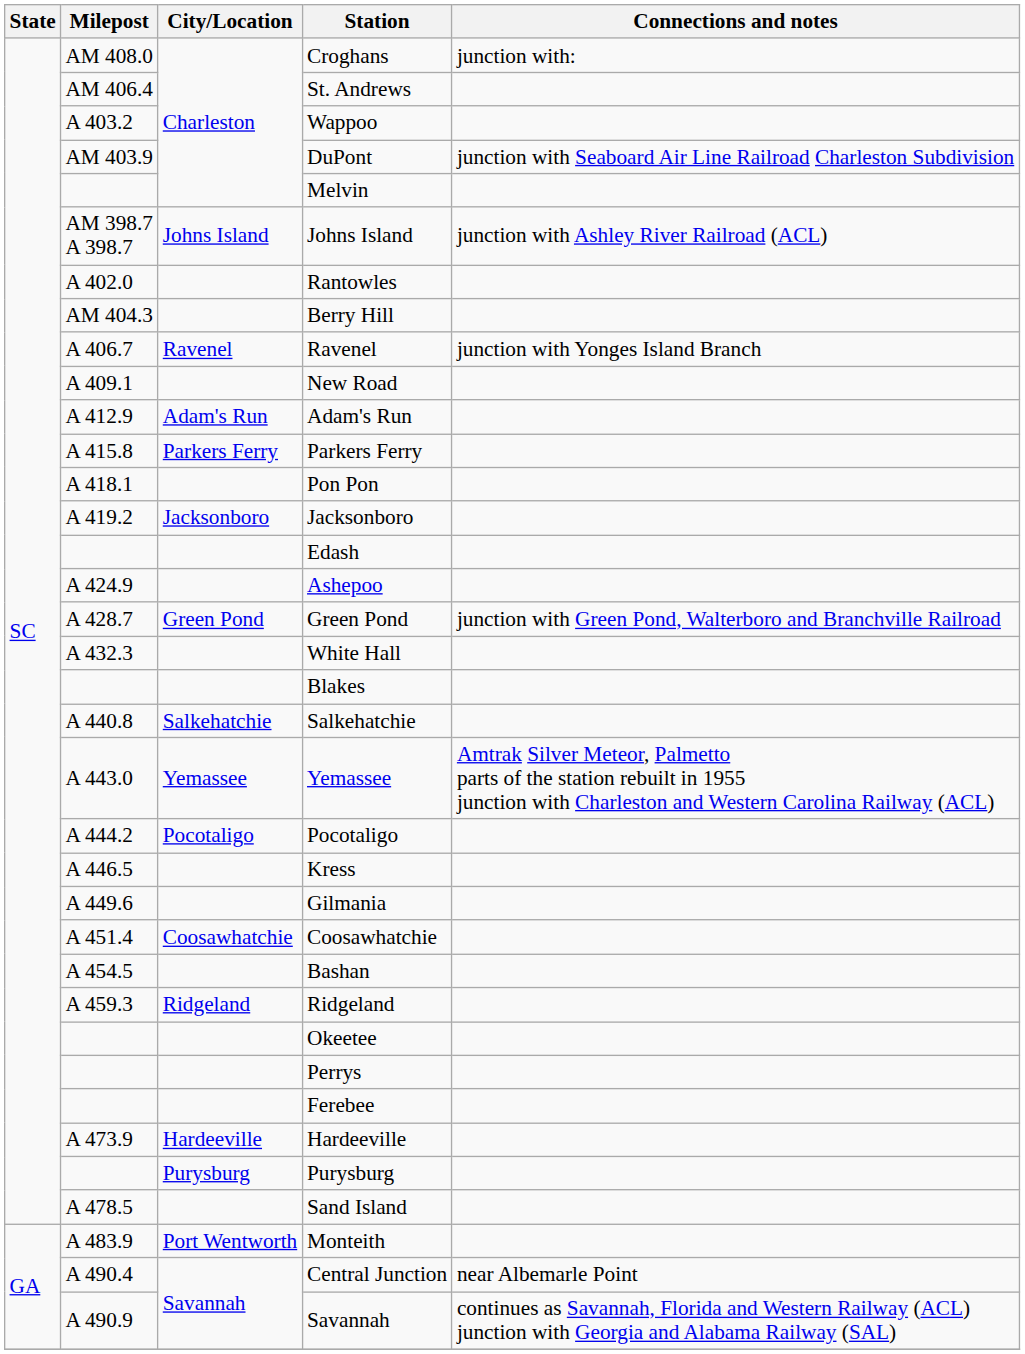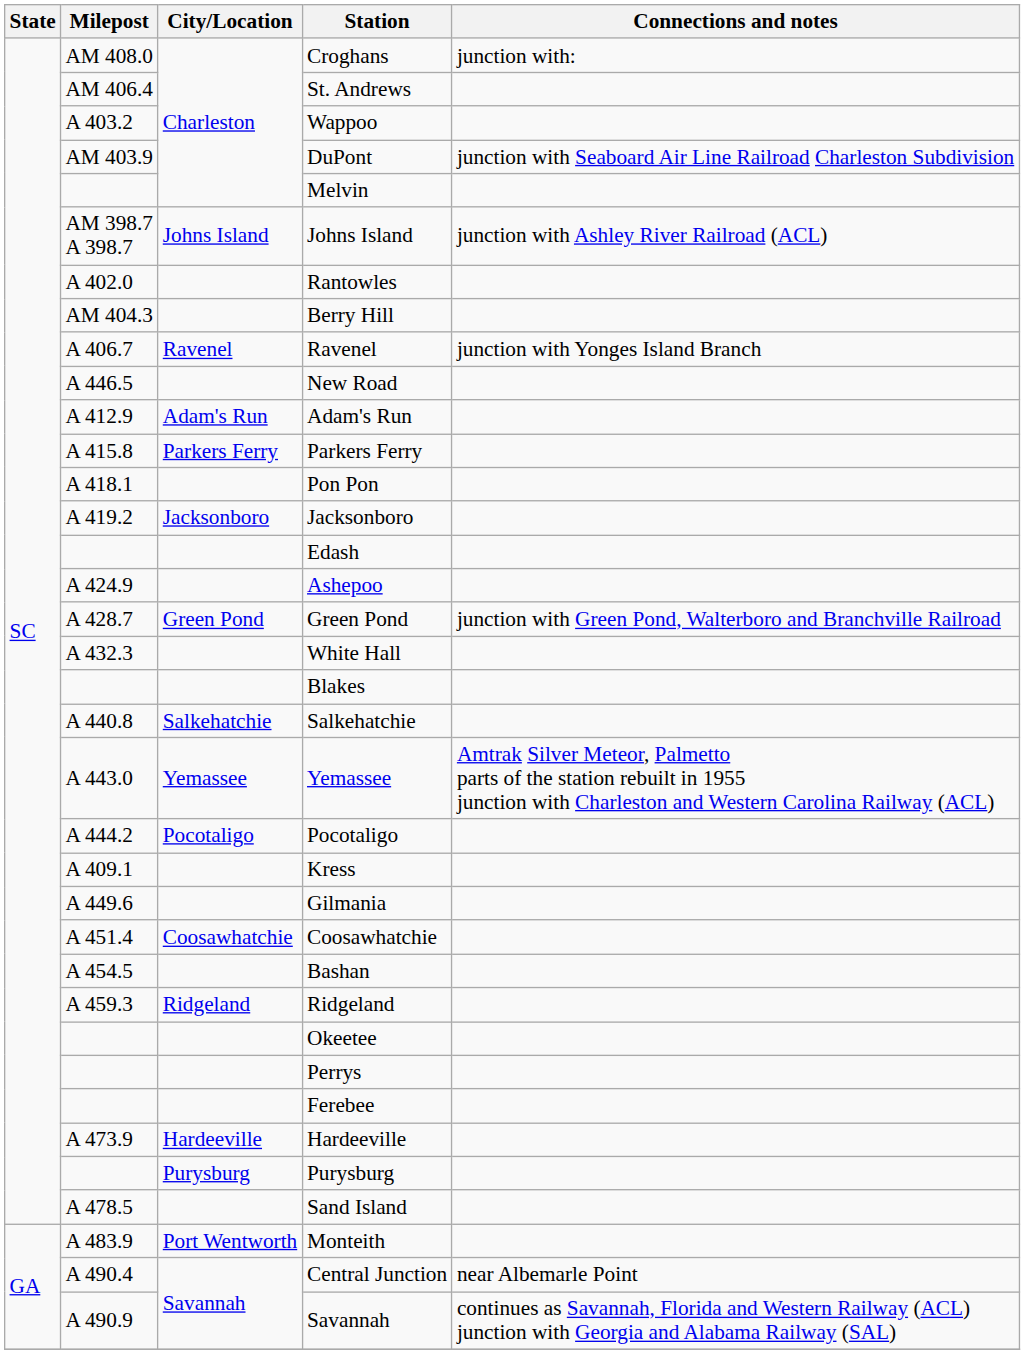(99, 382) A 409.1 -> (99, 382) A 446.5
(99, 869) A 446.5 -> (99, 869) A 409.1
